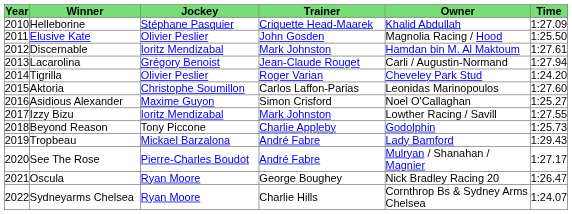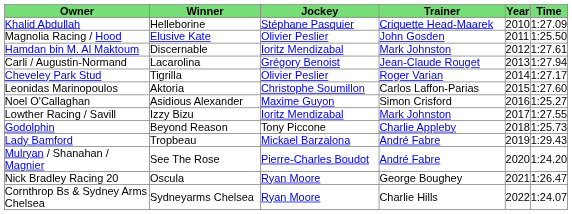columns swapped: (17, 11) <-> (458, 11)
(549, 75) 1:24.20 -> (549, 75) 1:27.17
(549, 159) 1:27.17 -> (549, 159) 1:24.20
